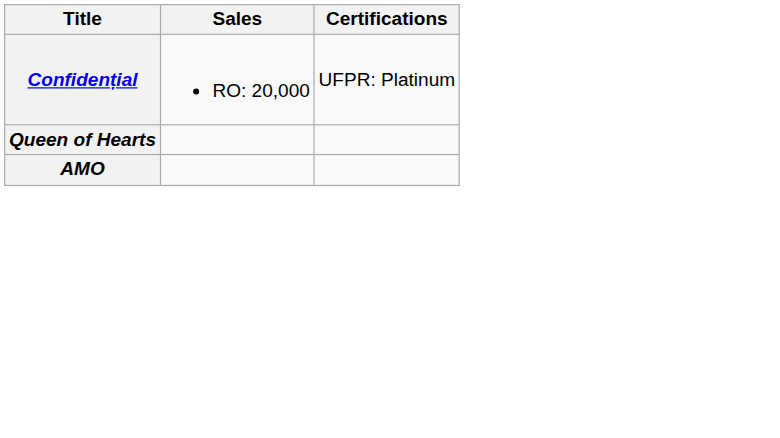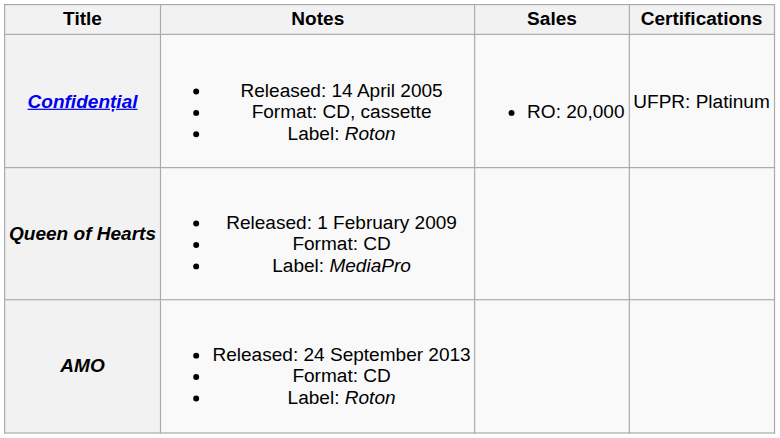+ column: (318, 19)
